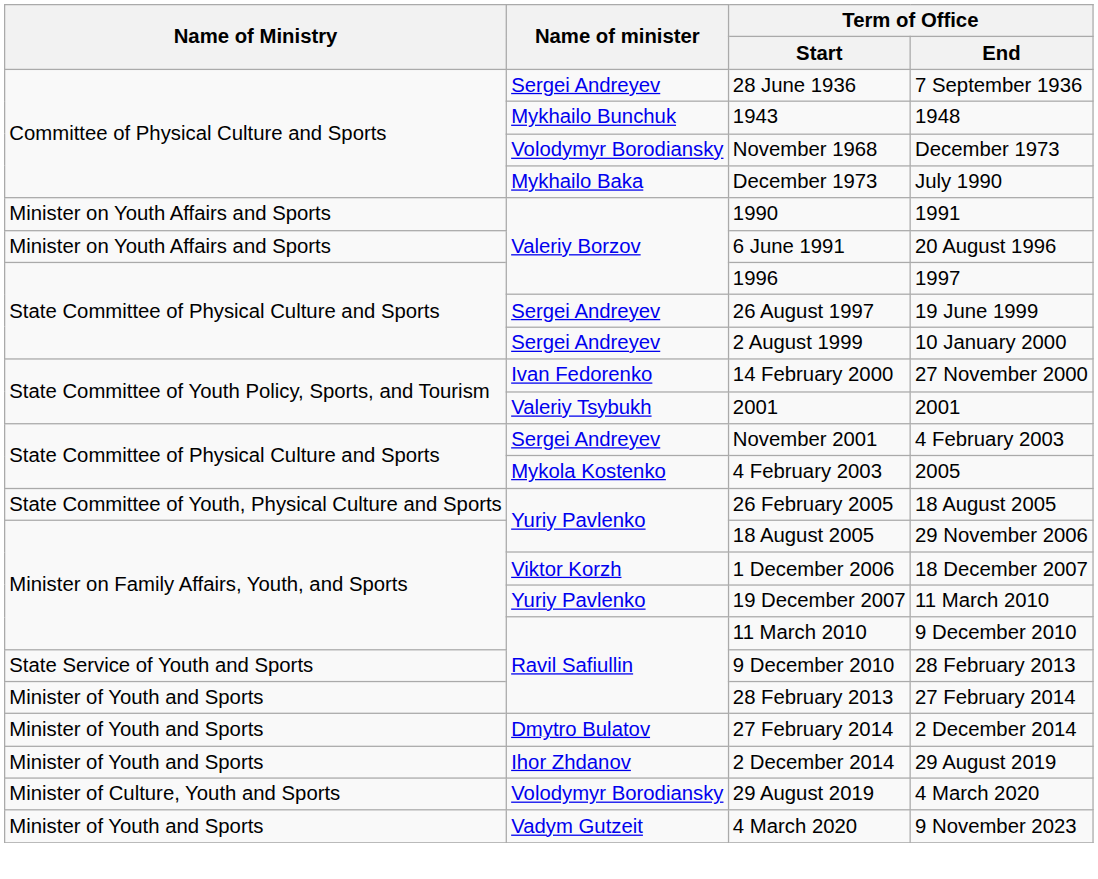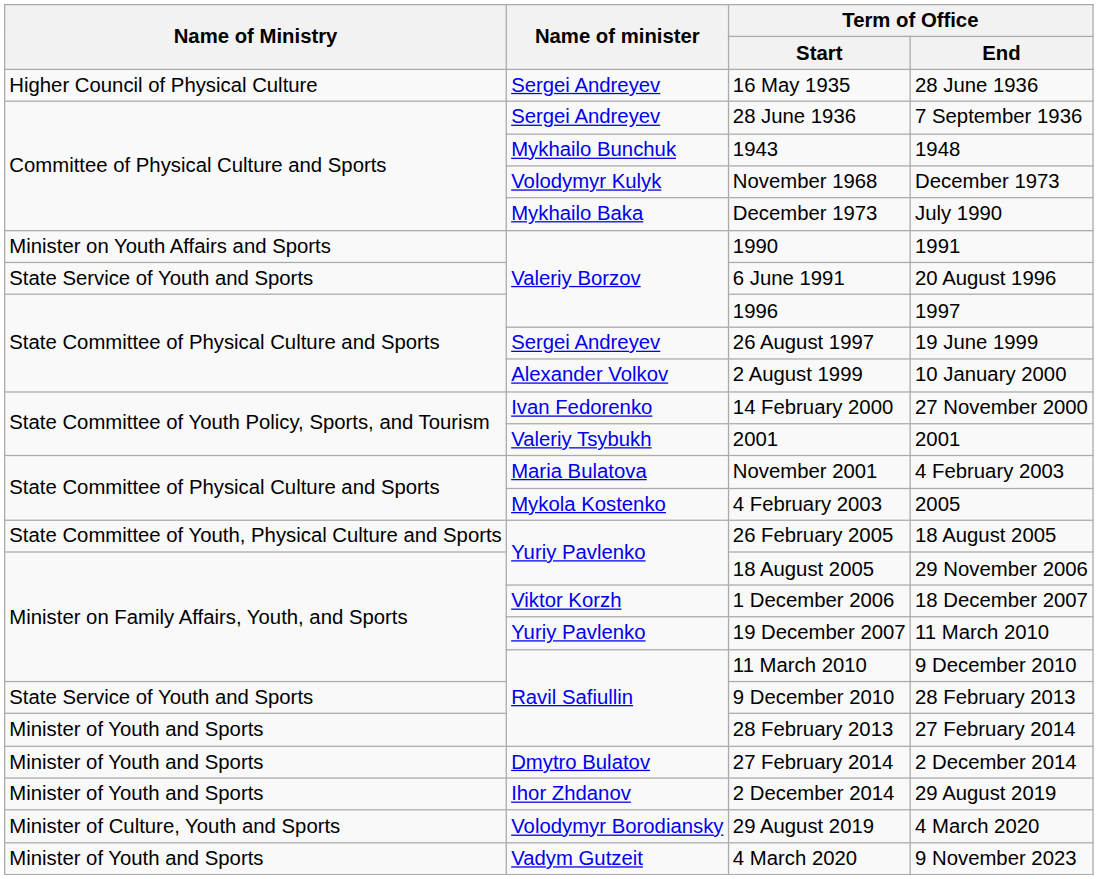+ row: (792, 85)
(617, 149) Volodymyr Borodiansky -> (586, 181) Volodymyr Kulyk
(170, 246) Minister on Youth Affairs and Sports -> (161, 278) State Service of Youth and Sports
(586, 342) Sergei Andreyev -> (590, 375) Alexander Volkov
(586, 439) Sergei Andreyev -> (579, 471) Maria Bulatova
